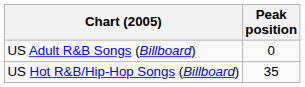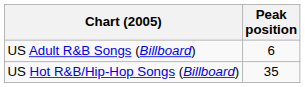(271, 51) 0 -> (271, 51) 6
